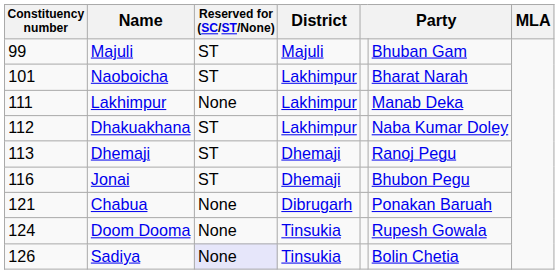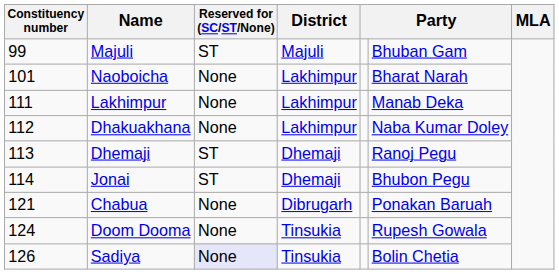(208, 77) ST -> (217, 77) None
(208, 128) ST -> (217, 128) None
(21, 179) 116 -> (21, 179) 114
